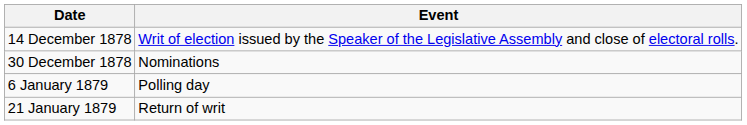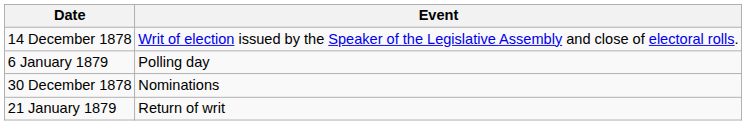rows swapped: (70, 62) <-> (58, 85)
